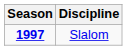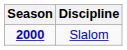(30, 34) 1997 -> (30, 34) 2000
